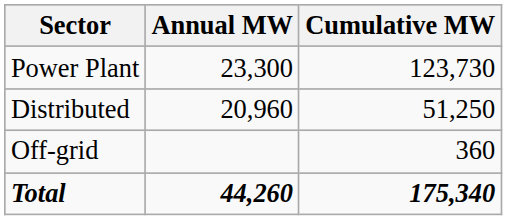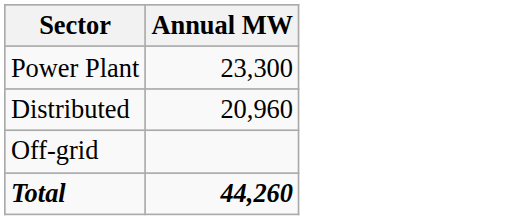- column: (400, 25)
